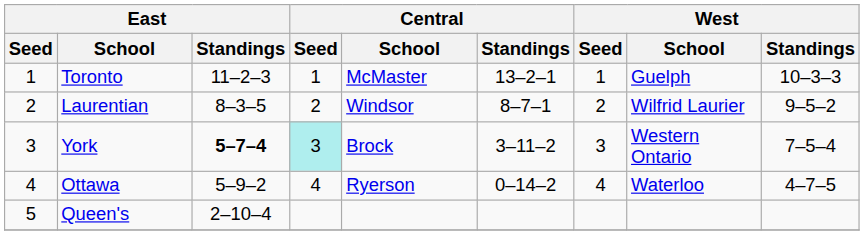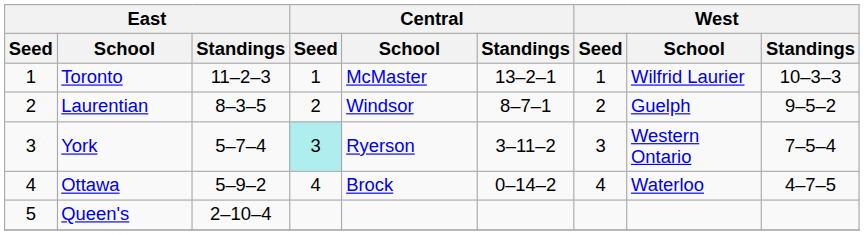(661, 77) Guelph -> (688, 77) Wilfrid Laurier
(688, 106) Wilfrid Laurier -> (661, 106) Guelph
(241, 146) bold -> (241, 146) normal
(370, 146) Brock -> (380, 146) Ryerson
(380, 185) Ryerson -> (370, 185) Brock
